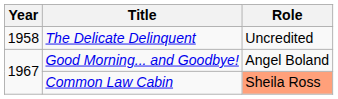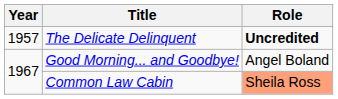(23, 37) 1958 -> (23, 37) 1957
(279, 37) normal -> (282, 37) bold
